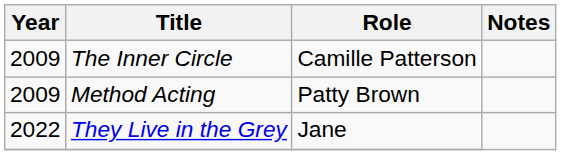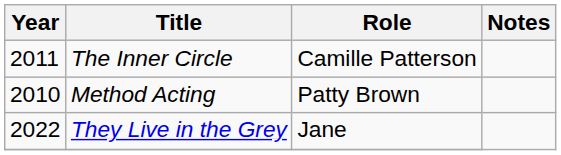(35, 58) 2009 -> (34, 58) 2011
(35, 94) 2009 -> (35, 94) 2010
